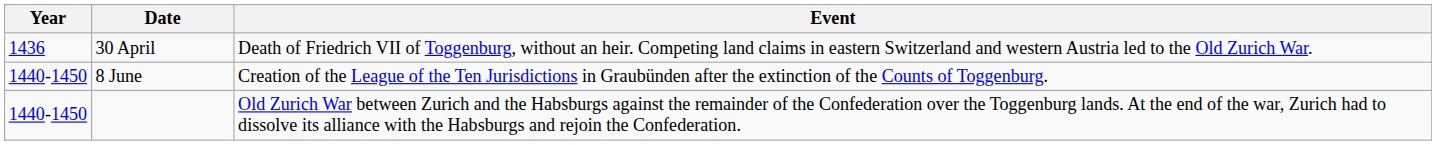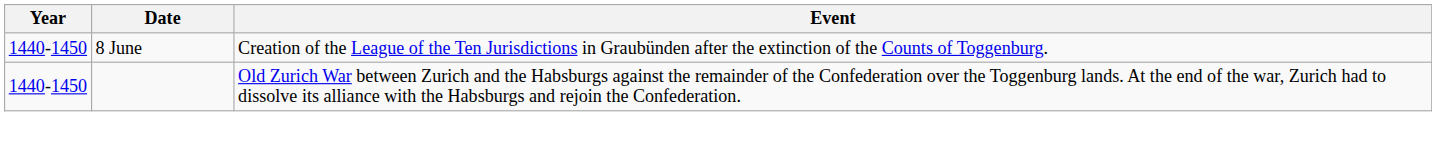- row: (125, 47)
